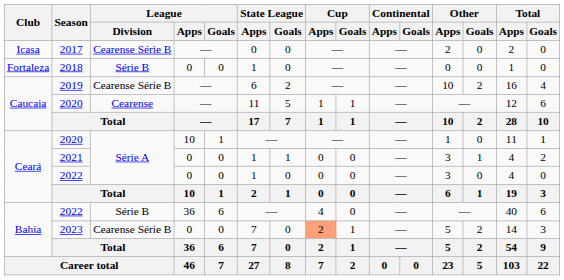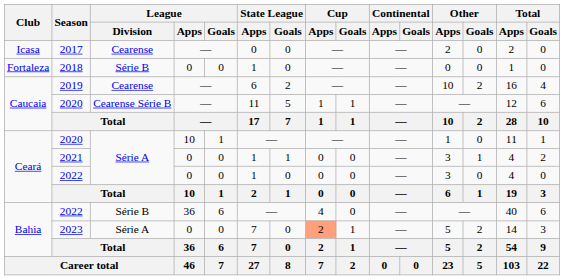(132, 49) Cearense Série B -> (132, 49) Cearense
(132, 85) Cearense Série B -> (132, 85) Cearense
(132, 103) Cearense -> (132, 103) Cearense Série B
(132, 229) Cearense Série B -> (132, 229) Série A
